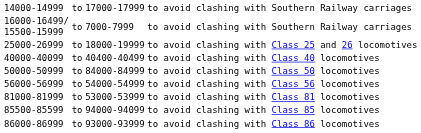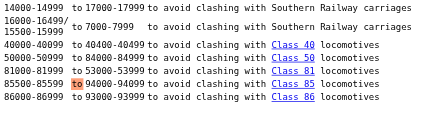- row: (34, 45)
- row: (34, 84)
(77, 110) no background -> (77, 84) lightsalmon background
